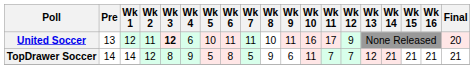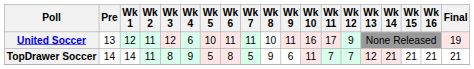(170, 40) bold -> (170, 40) normal
(456, 40) 20 -> (456, 40) 19
(150, 56) 12 -> (150, 56) 11
